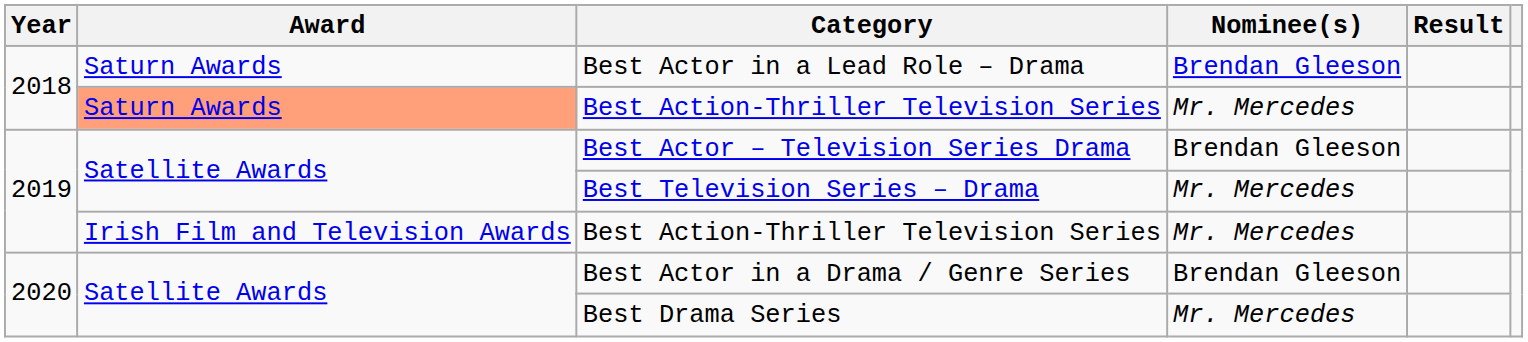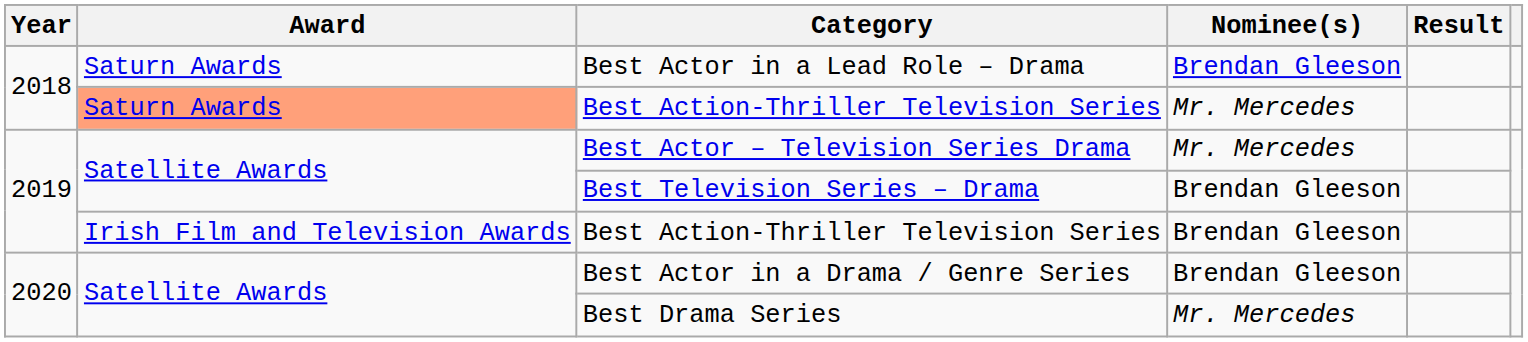(1287, 150) Brendan Gleeson -> (1264, 150) Mr. Mercedes
(1264, 191) Mr. Mercedes -> (1287, 191) Brendan Gleeson
(1264, 232) Mr. Mercedes -> (1287, 232) Brendan Gleeson
